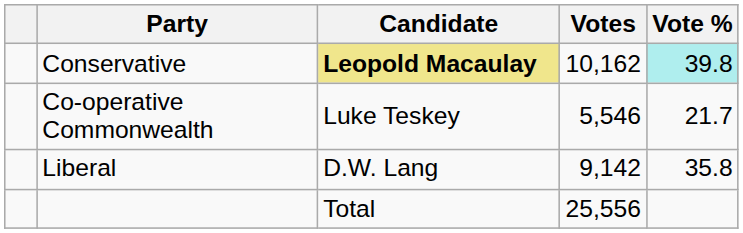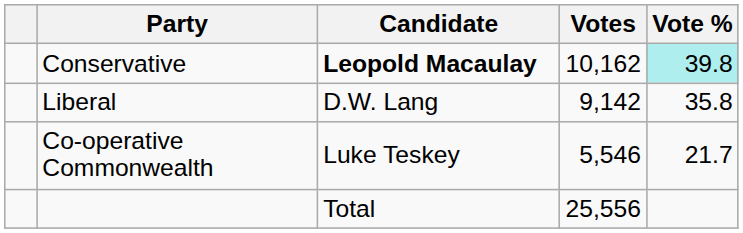(430, 63) khaki background -> (430, 63) no background
rows swapped: (79, 168) <-> (128, 116)
